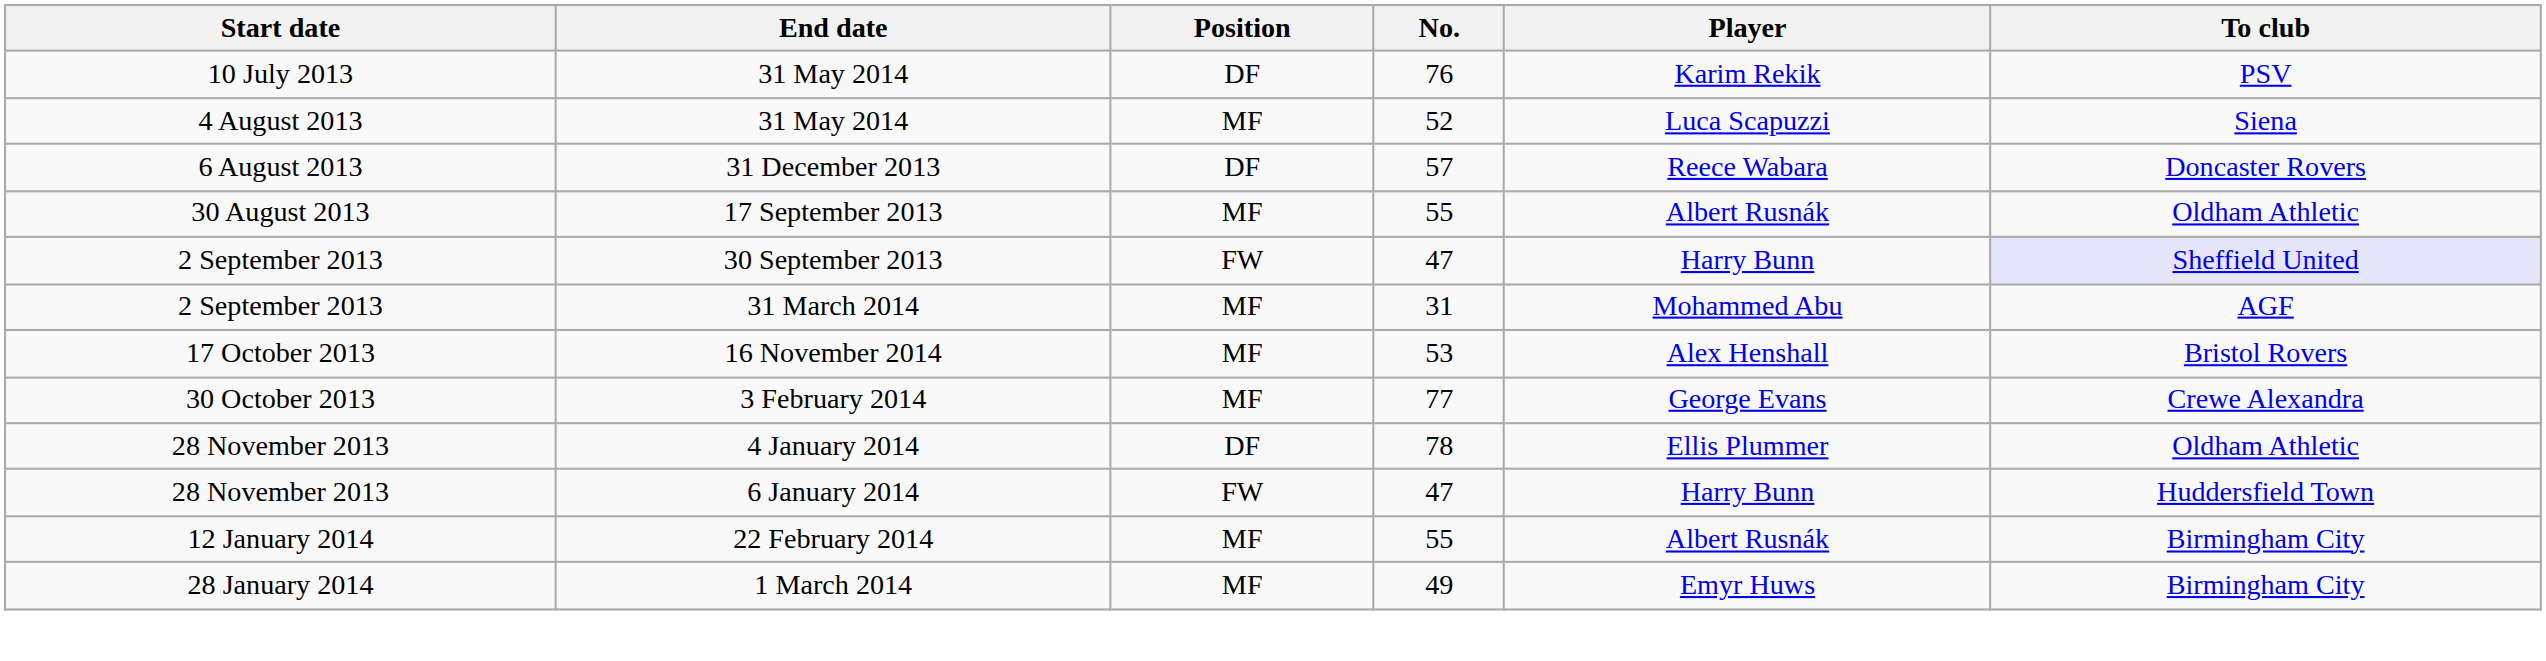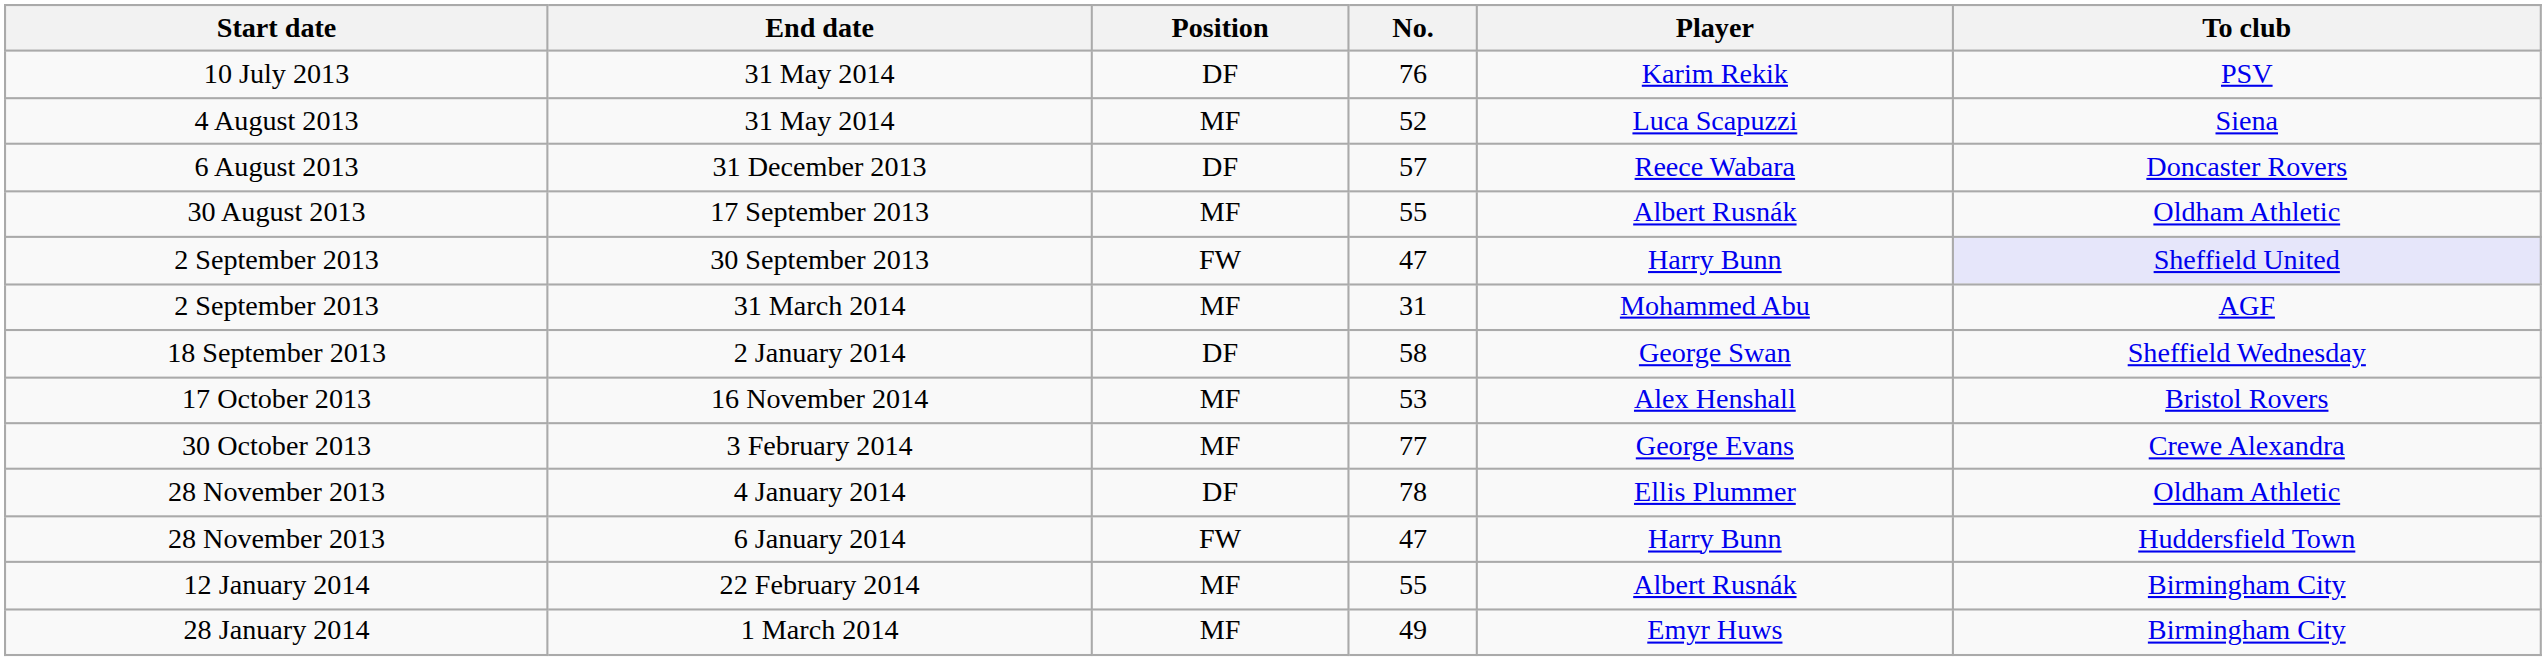+ row: (277, 352)
